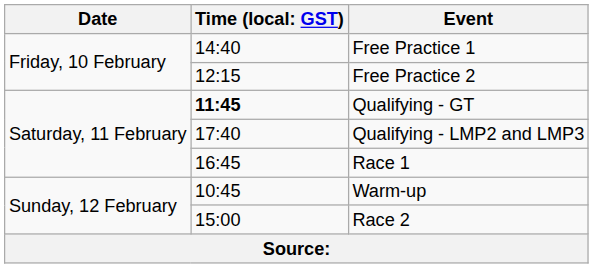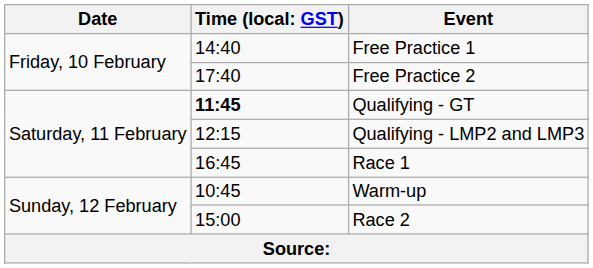(218, 77) 12:15 -> (218, 77) 17:40
(218, 134) 17:40 -> (218, 134) 12:15
